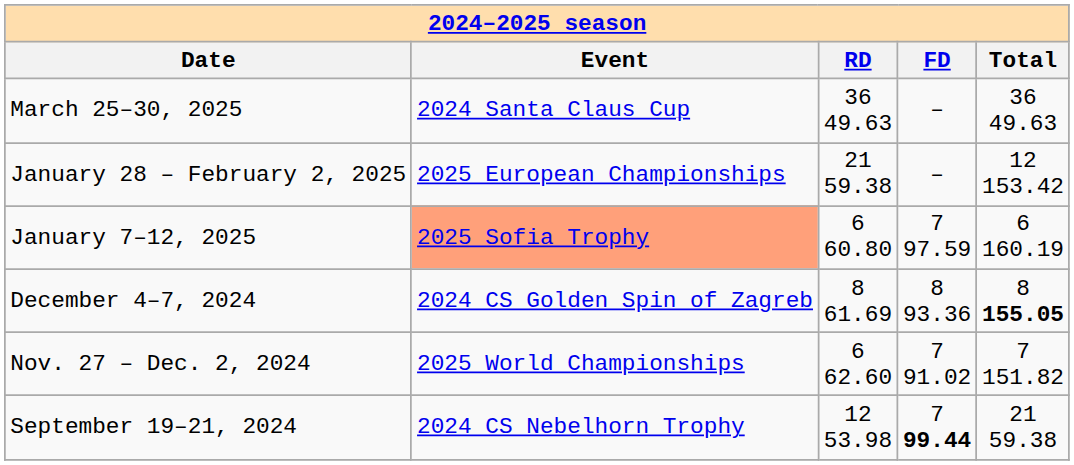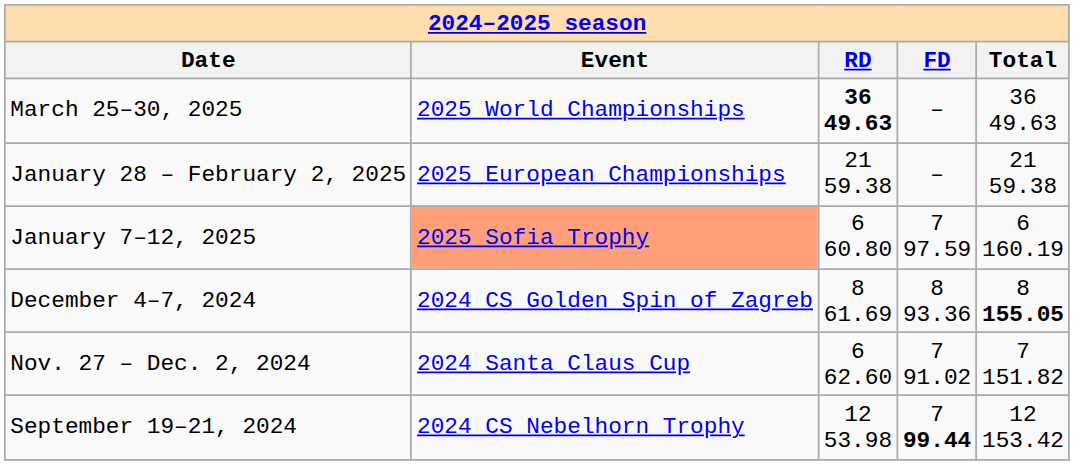(554, 111) 2024 Santa Claus Cup -> (581, 111) 2025 World Championships
(858, 111) normal -> (858, 111) bold
(1023, 174) 12 153.42 -> (1023, 174) 21 59.38
(581, 364) 2025 World Championships -> (554, 364) 2024 Santa Claus Cup
(1023, 427) 21 59.38 -> (1023, 427) 12 153.42
